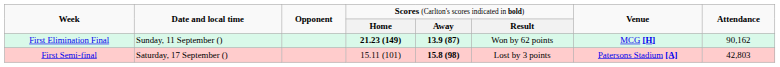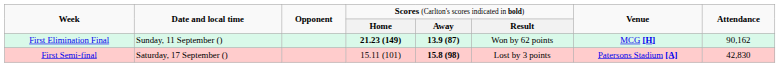(738, 55) 42,803 -> (738, 55) 42,830
